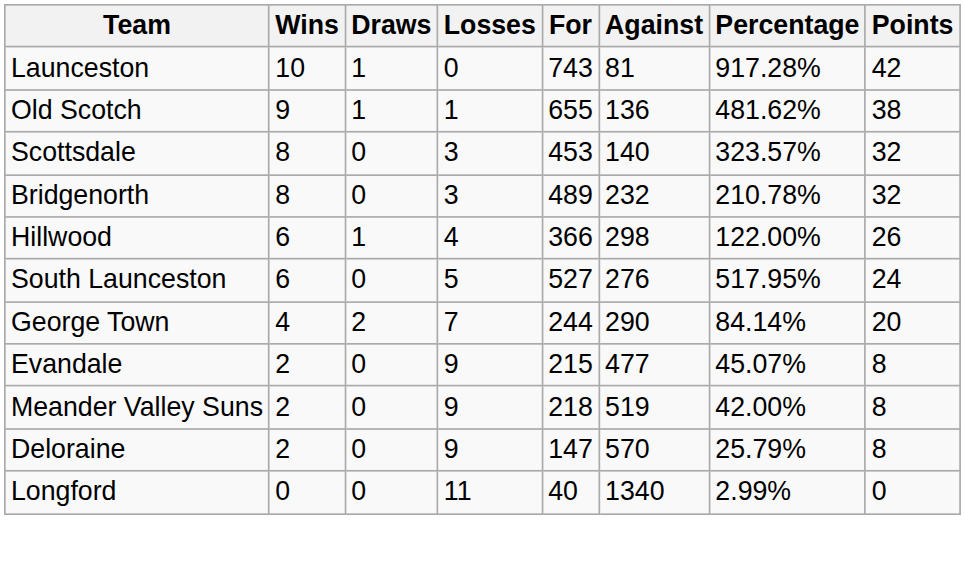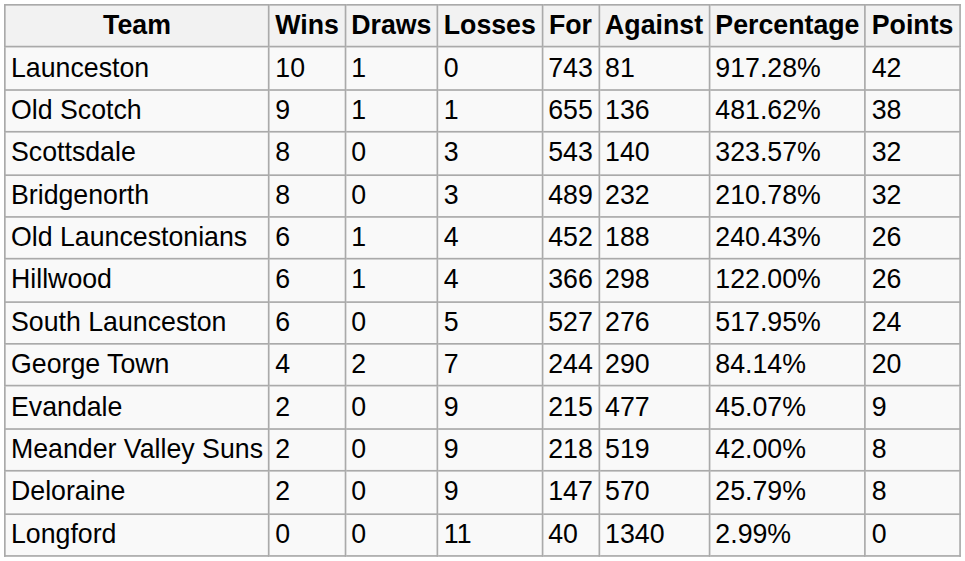(570, 152) 453 -> (570, 152) 543
+ row: (129, 237)
(879, 364) 8 -> (879, 407) 9
